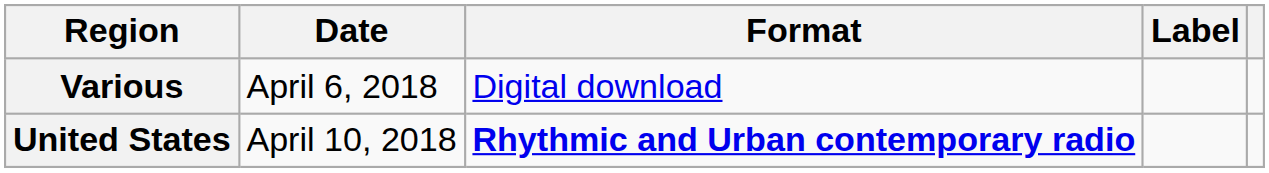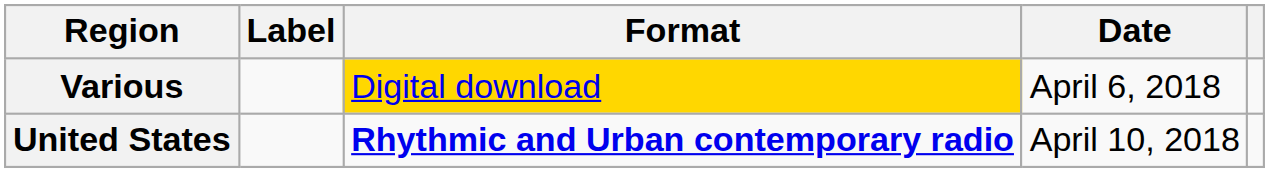columns swapped: (352, 31) <-> (1195, 31)
(597, 85) no background -> (476, 85) gold background
